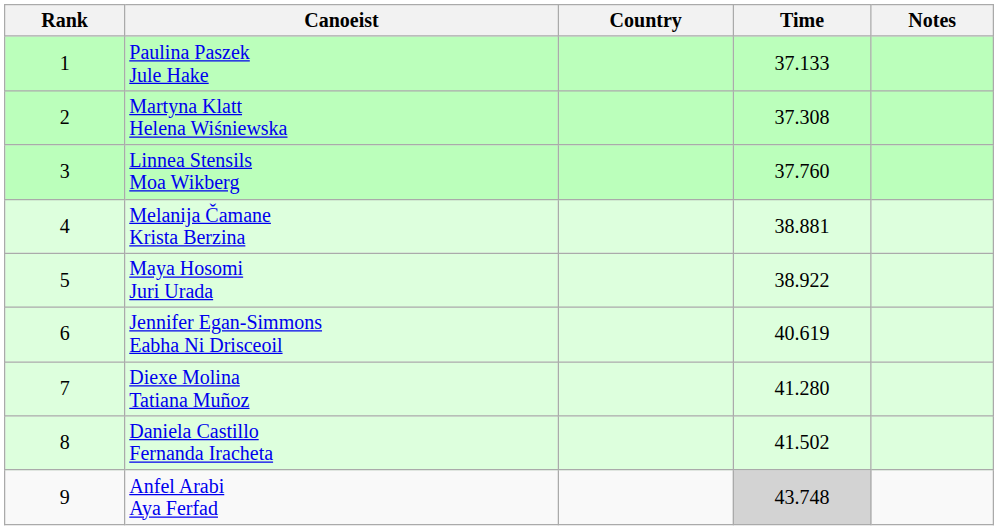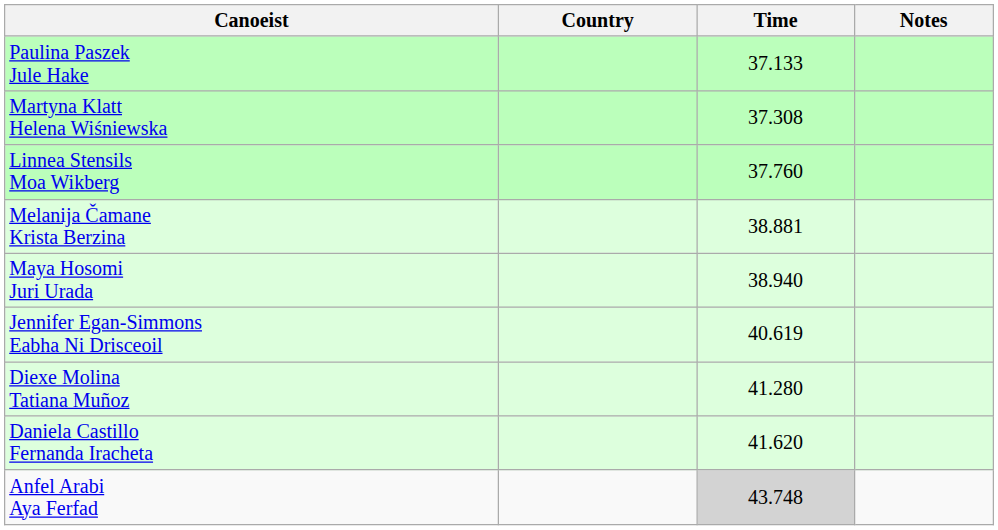- column: (65, 20)
(802, 280) 38.922 -> (776, 280) 38.940
(802, 442) 41.502 -> (776, 442) 41.620
